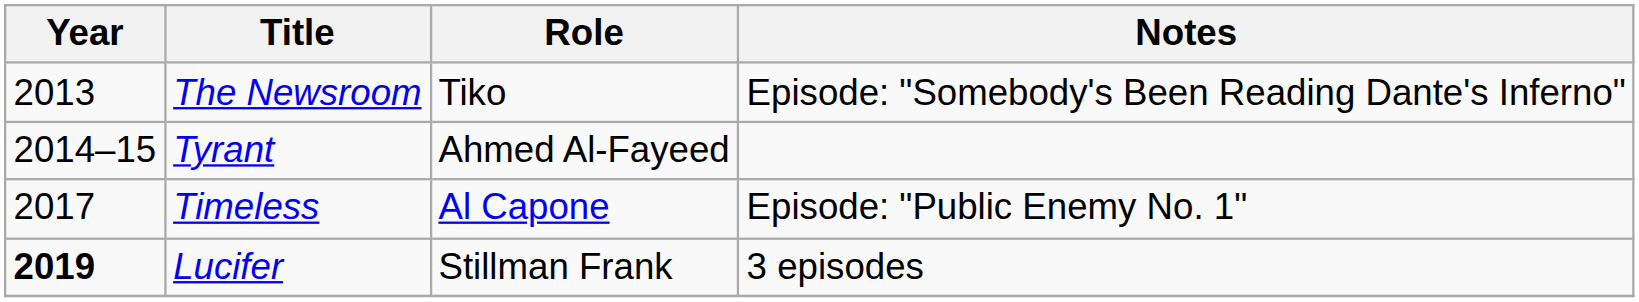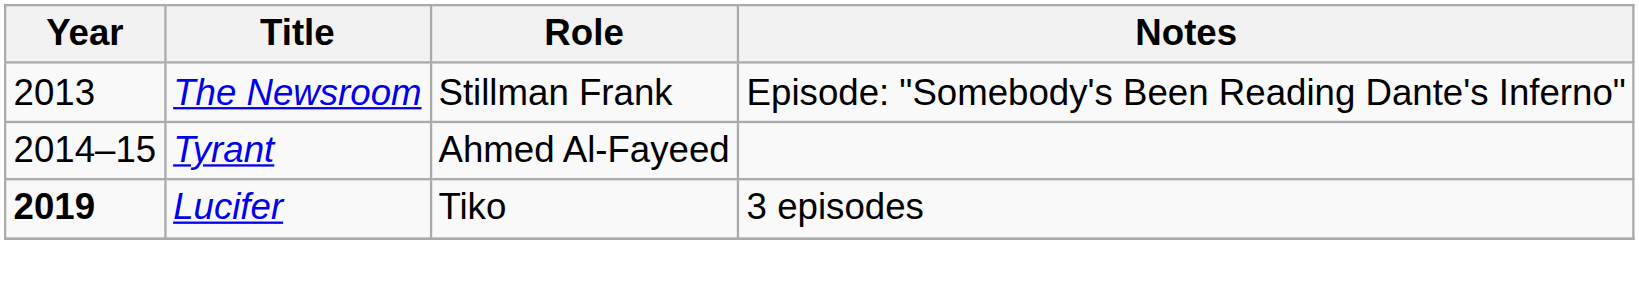(472, 91) Tiko -> (556, 91) Stillman Frank
- row: (246, 207)
(556, 265) Stillman Frank -> (472, 207) Tiko
